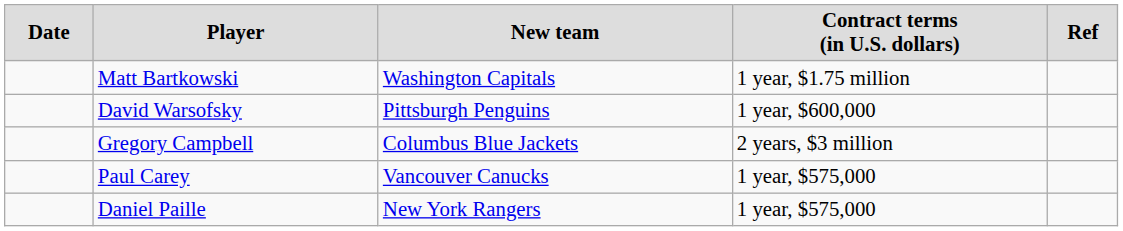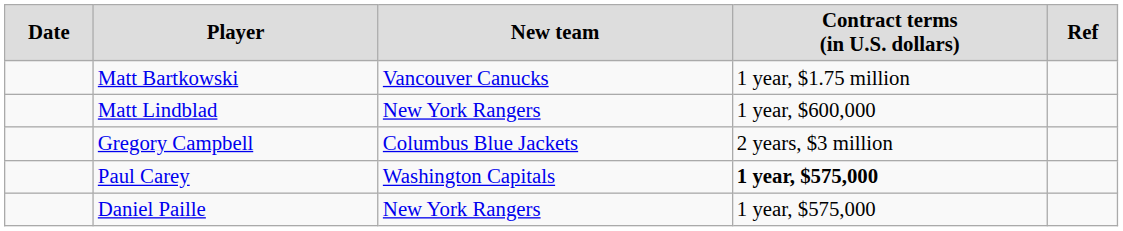(469, 77) Washington Capitals -> (466, 77) Vancouver Canucks
- row: (170, 110)
+ row: (158, 110)
(466, 176) Vancouver Canucks -> (469, 176) Washington Capitals
(806, 176) normal -> (807, 176) bold
